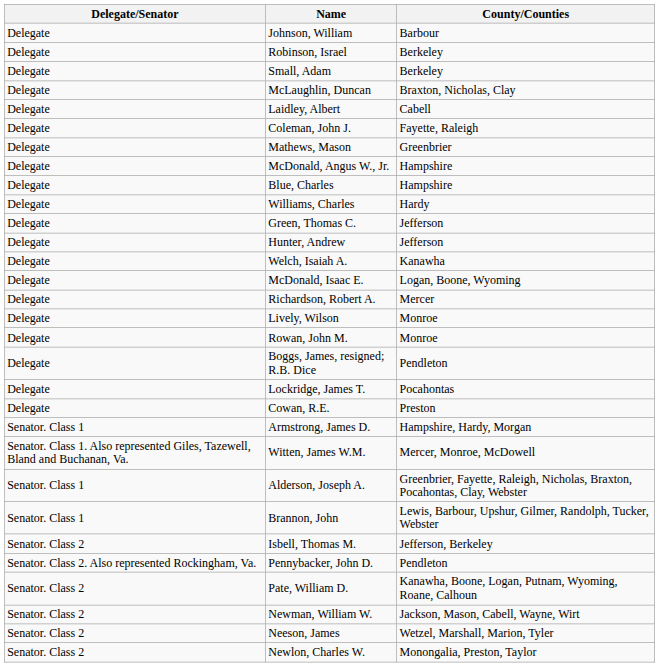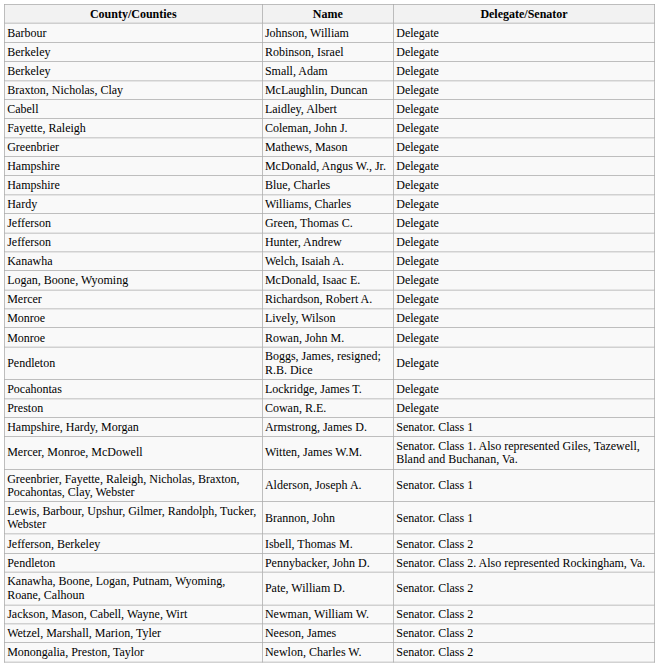columns swapped: (526, 14) <-> (135, 14)
